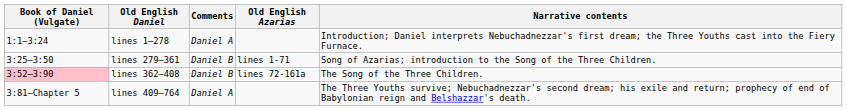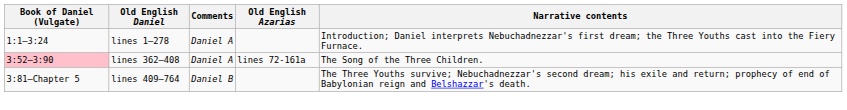- row: (145, 60)
(212, 74) Daniel B -> (212, 60) Daniel A
(212, 93) Daniel A -> (212, 79) Daniel B
